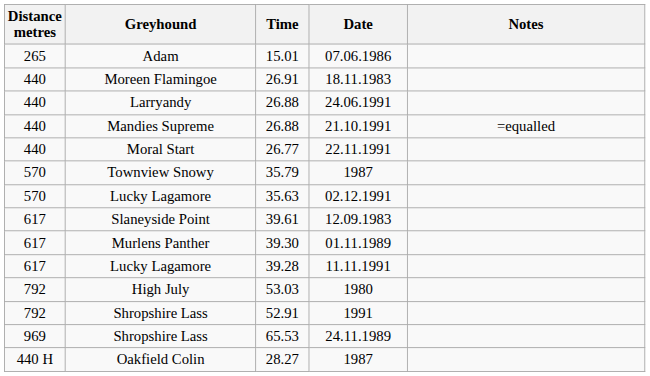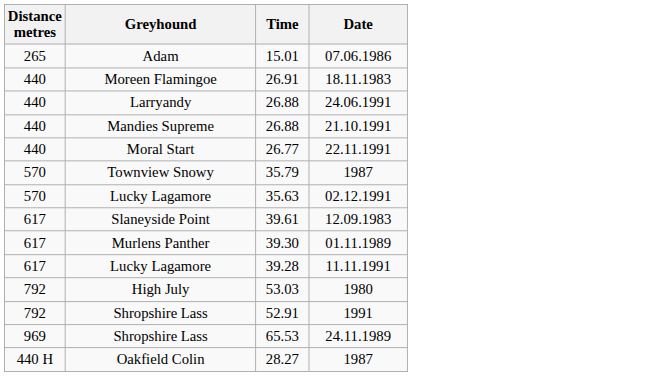- column: (526, 24)
